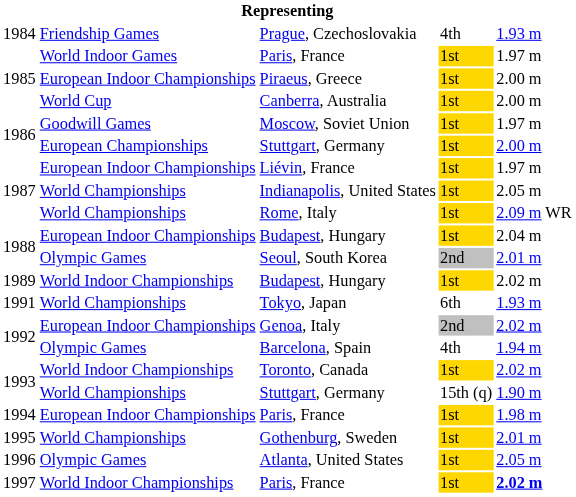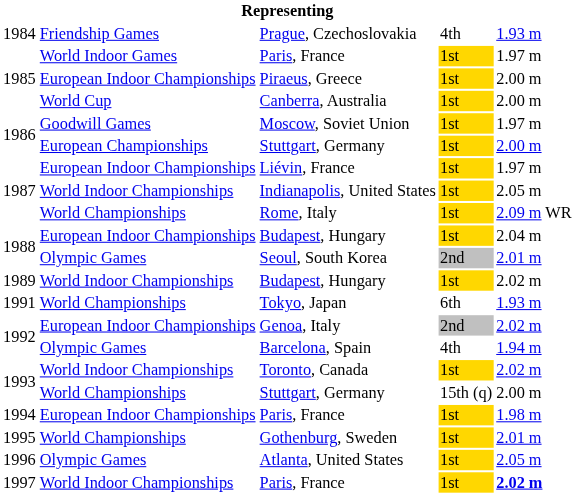(113, 190) World Championships -> (137, 190) World Indoor Championships
(519, 392) 1.90 m -> (519, 392) 2.00 m
